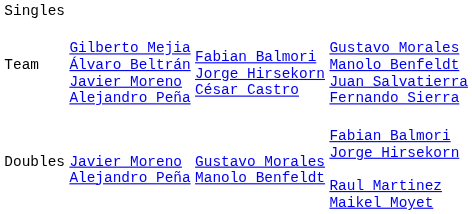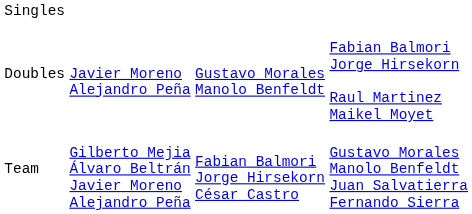rows swapped: (35, 161) <-> (22, 65)
